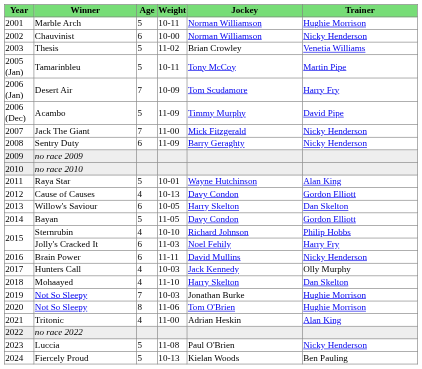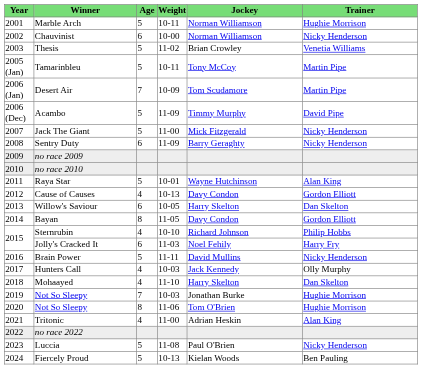(321, 89) Harry Fry -> (325, 89) Martin Pipe
(140, 131) 7 -> (140, 131) 5
(140, 219) 5 -> (140, 219) 8
(140, 257) 6 -> (140, 257) 5
